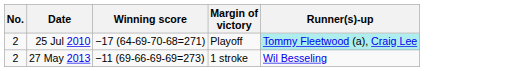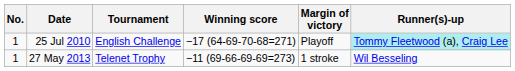+ column: (138, 19)
(15, 42) 2 -> (15, 42) 1
(15, 59) 2 -> (15, 59) 1
